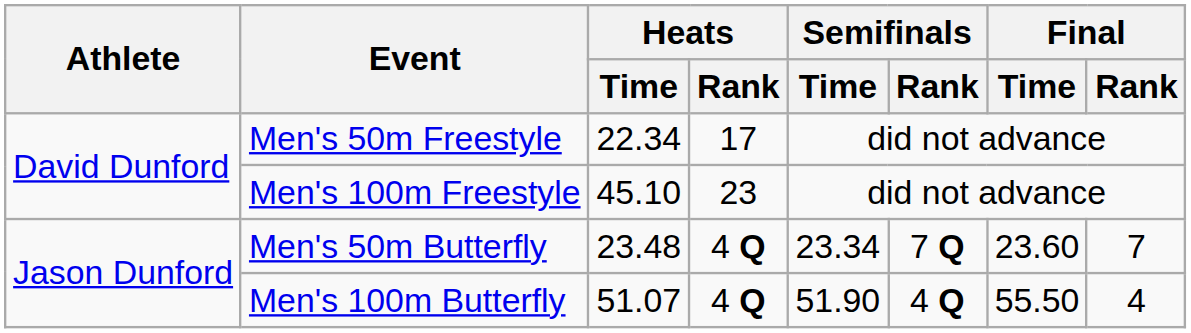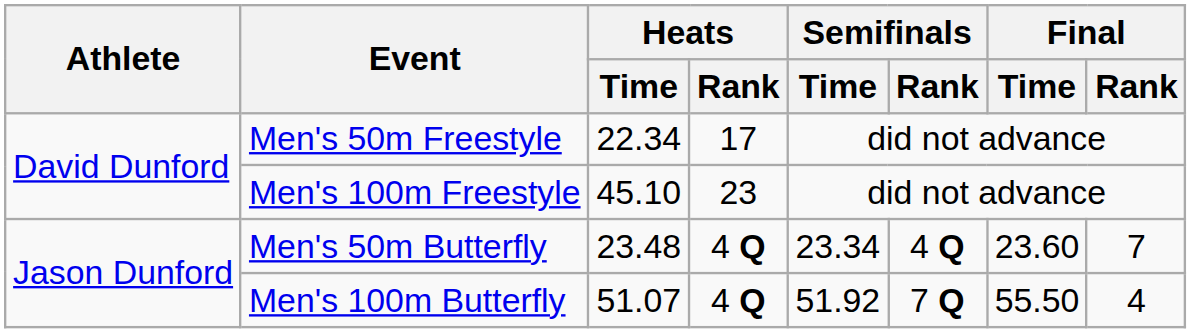(937, 246) 7 Q -> (937, 246) 4 Q
(838, 300) 51.90 -> (838, 300) 51.92
(937, 300) 4 Q -> (937, 300) 7 Q
